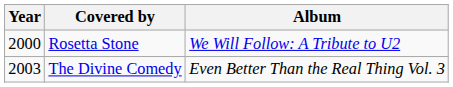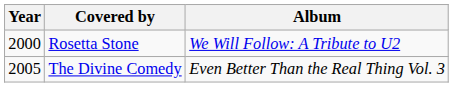(25, 69) 2003 -> (25, 69) 2005
